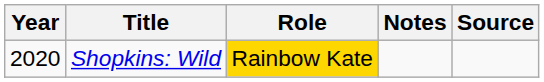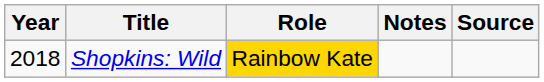(35, 58) 2020 -> (35, 58) 2018
